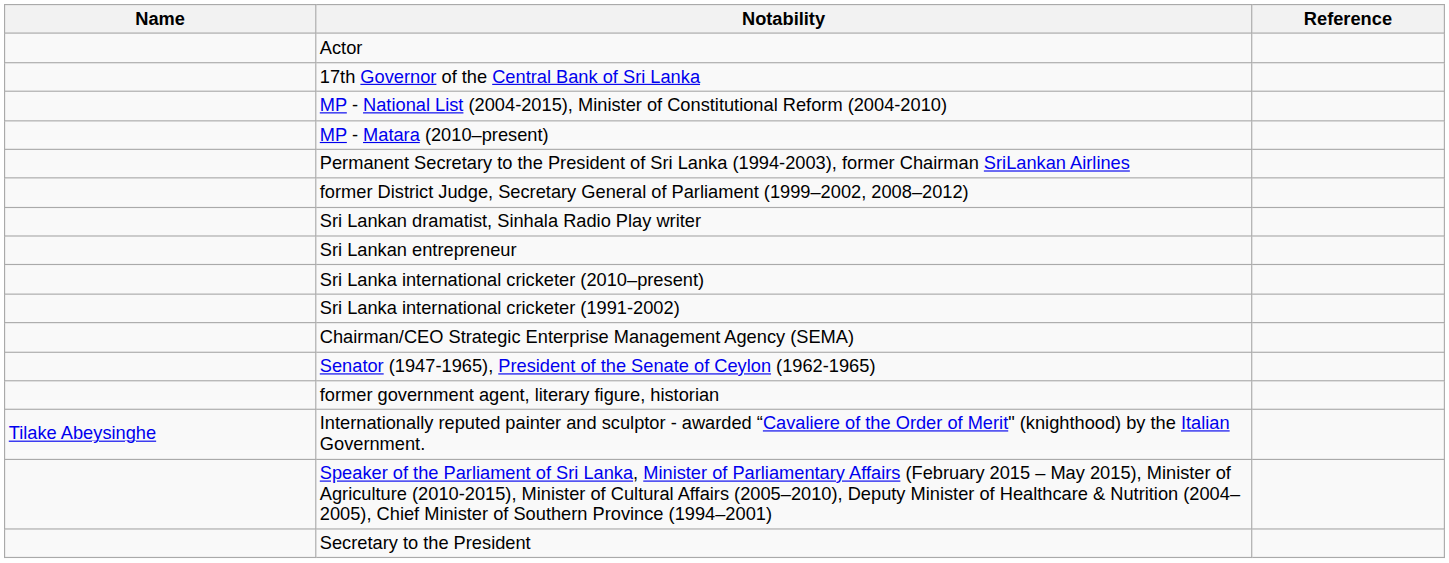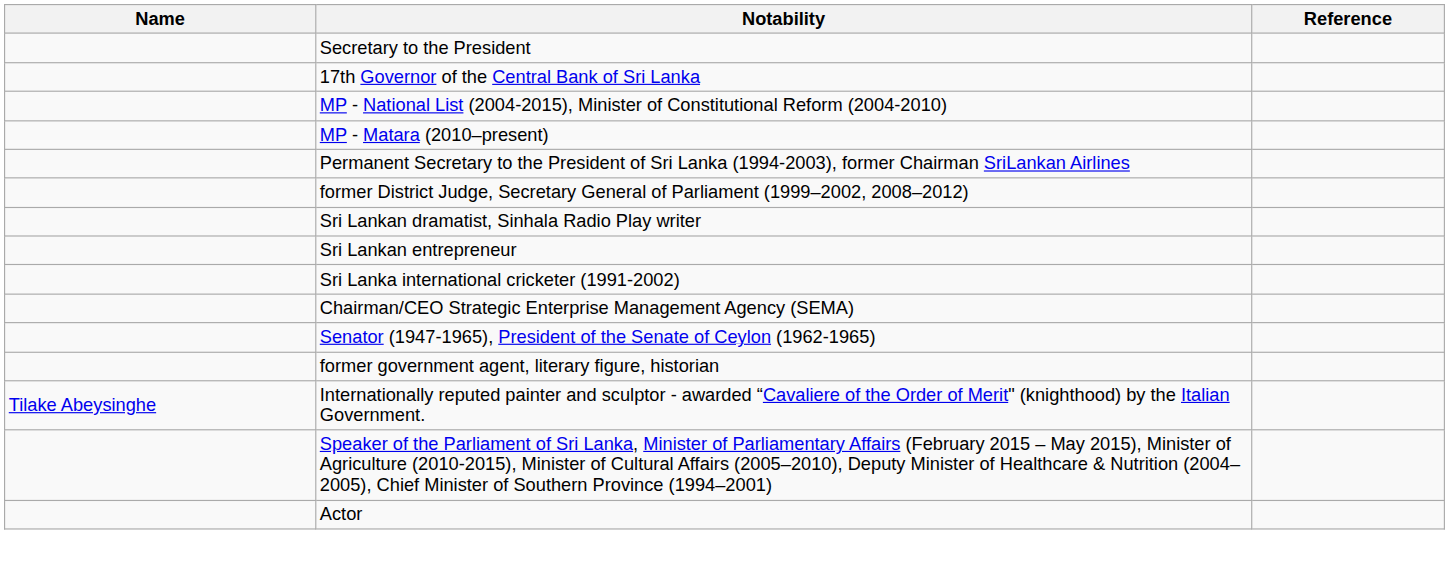rows swapped: (425, 543) <-> (341, 47)
- row: (512, 279)
